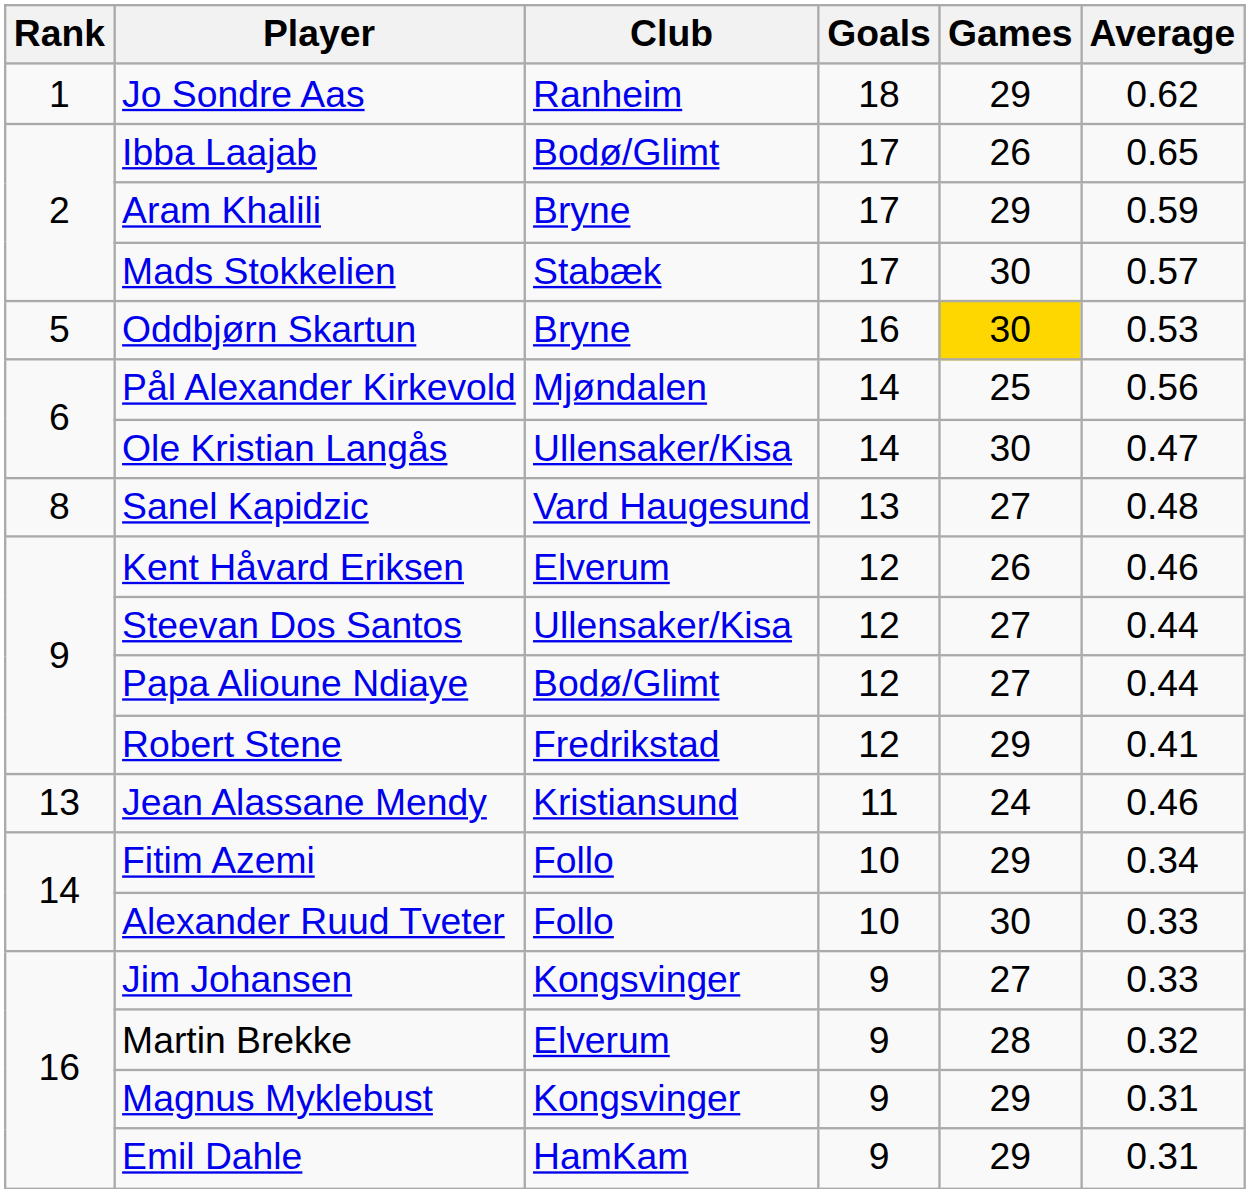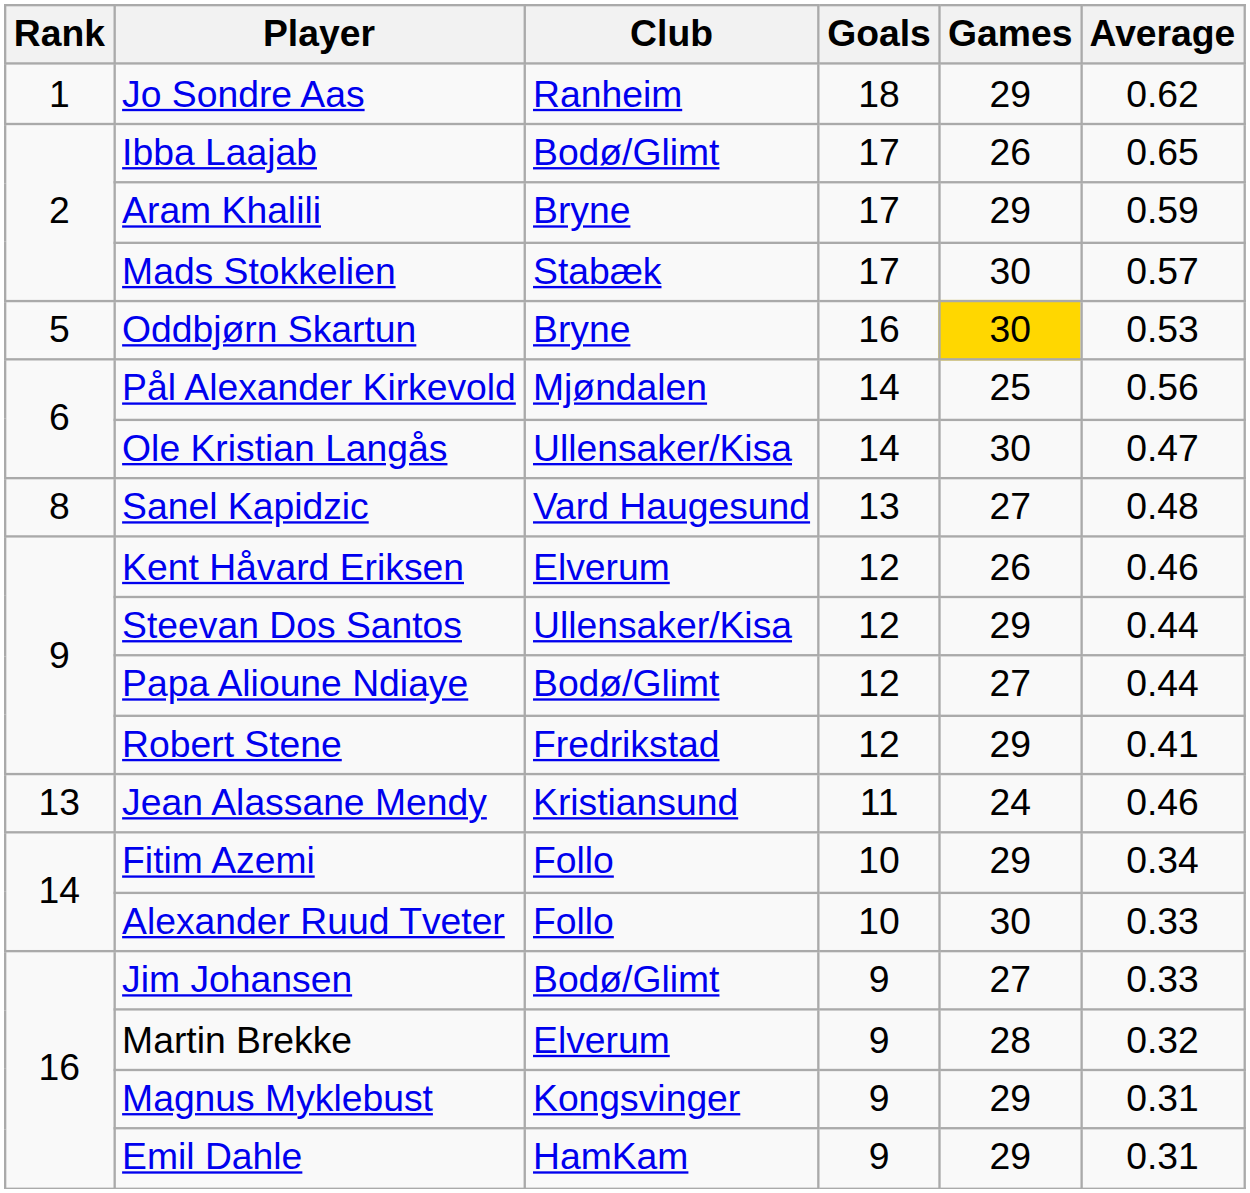(1010, 625) 27 -> (1010, 625) 29
(637, 980) Kongsvinger -> (626, 980) Bodø/Glimt
